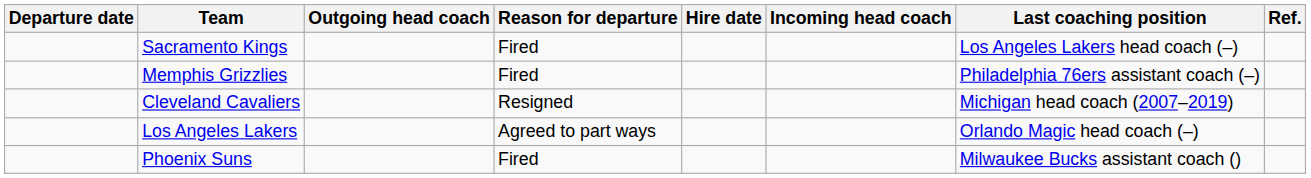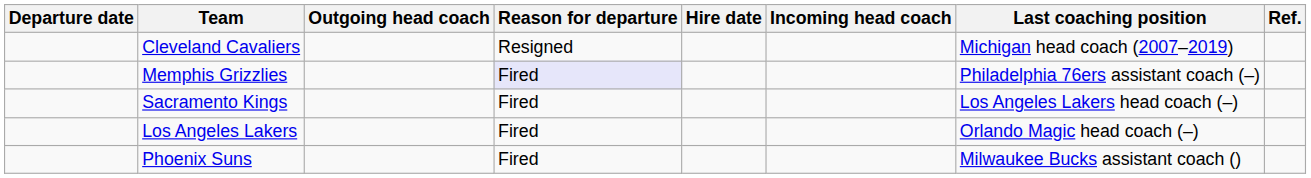rows swapped: (221, 103) <-> (215, 46)
(518, 74) no background -> (518, 74) lavender background
(577, 131) Agreed to part ways -> (518, 131) Fired
